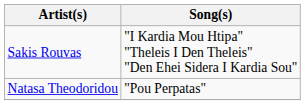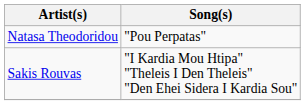rows swapped: (63, 89) <-> (44, 52)
